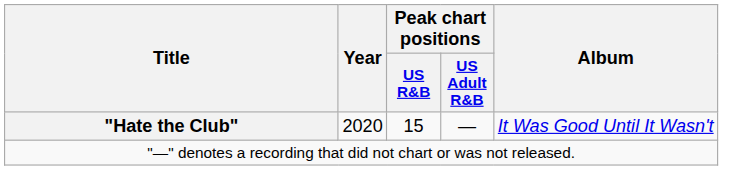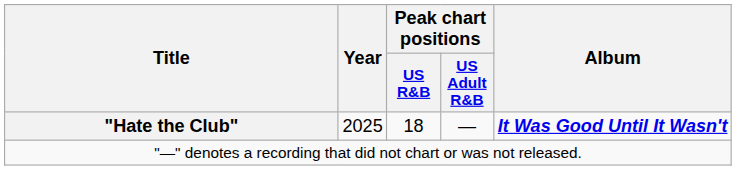(363, 125) 2020 -> (363, 125) 2025
(414, 125) 15 -> (414, 125) 18
(606, 125) normal -> (613, 125) bold
